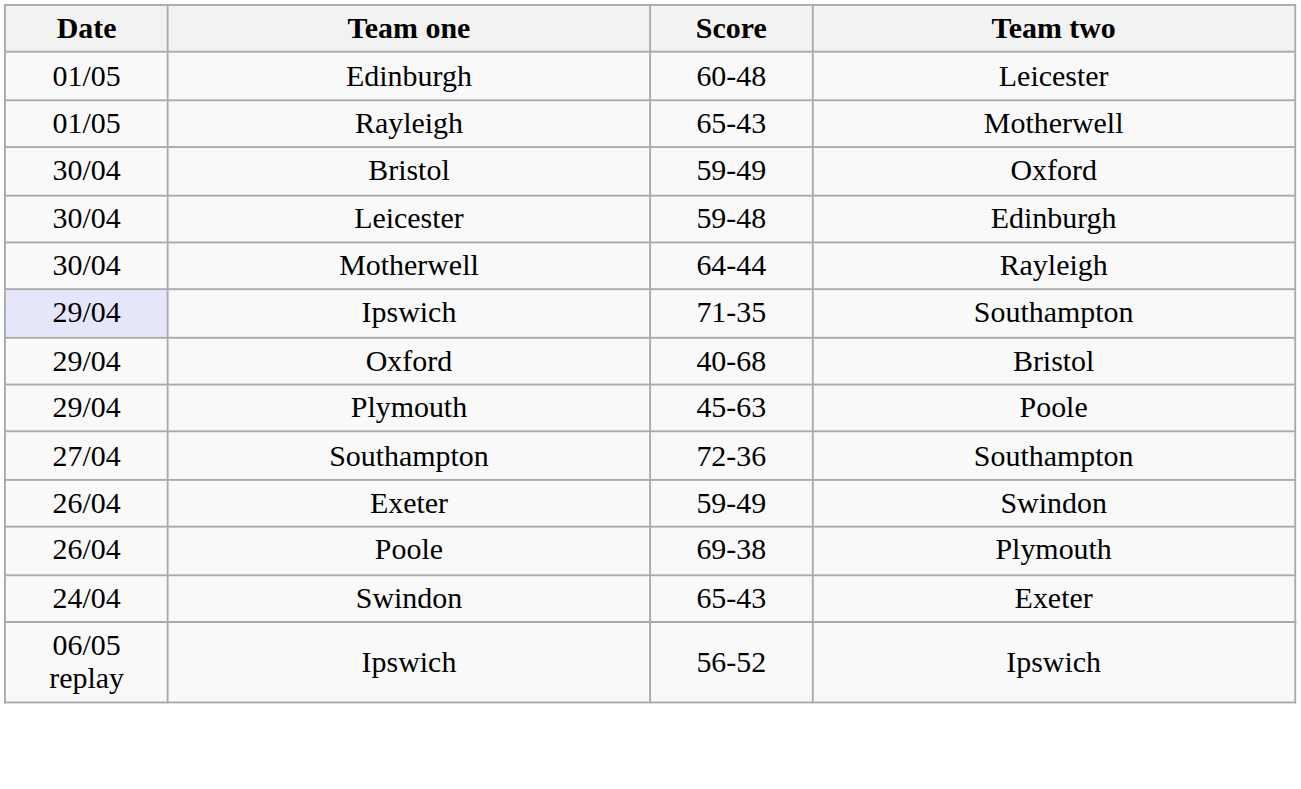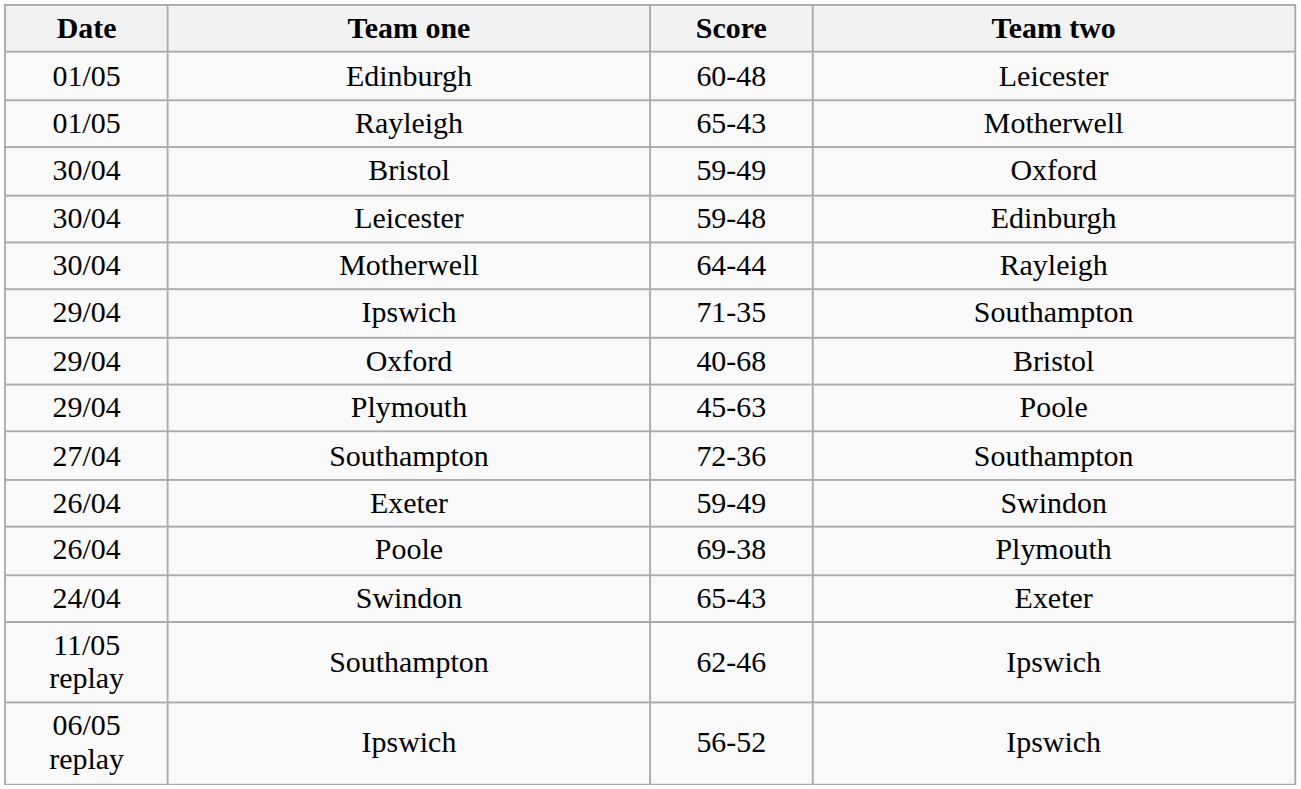(87, 312) lavender background -> (87, 312) no background
+ row: (409, 661)
